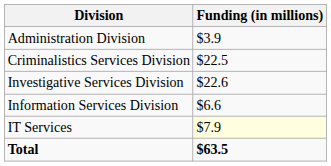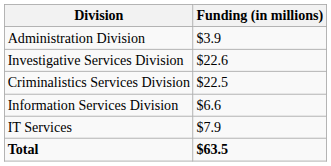rows swapped: (96, 82) <-> (99, 60)
(209, 127) lightyellow background -> (209, 127) no background
